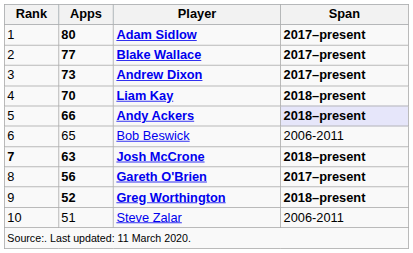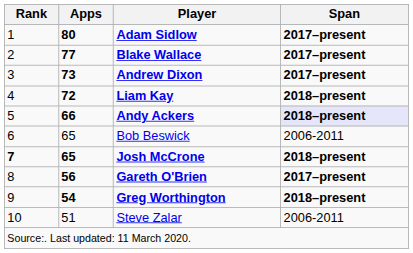(68, 95) 70 -> (68, 95) 72
(68, 156) 63 -> (68, 156) 65
(68, 197) 52 -> (68, 197) 54
